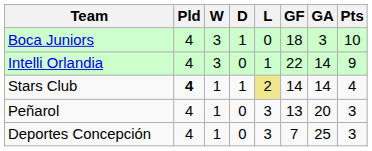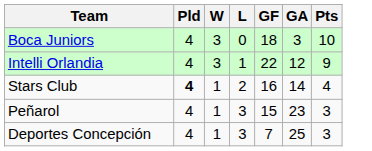- column: (242, 16)
(323, 63) 14 -> (297, 63) 12
(268, 87) khaki background -> (242, 87) no background
(294, 87) 14 -> (269, 87) 16
(294, 110) 13 -> (269, 110) 15
(323, 110) 20 -> (297, 110) 23
